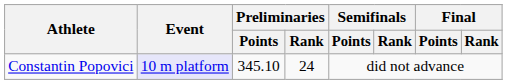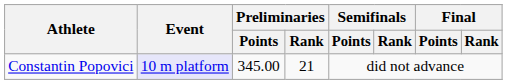(259, 67) 345.10 -> (259, 67) 345.00
(307, 67) 24 -> (307, 67) 21
